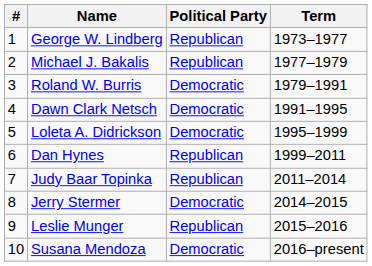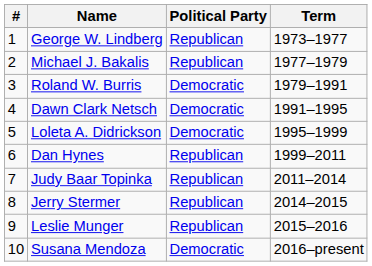(207, 202) Democratic -> (206, 202) Republican
